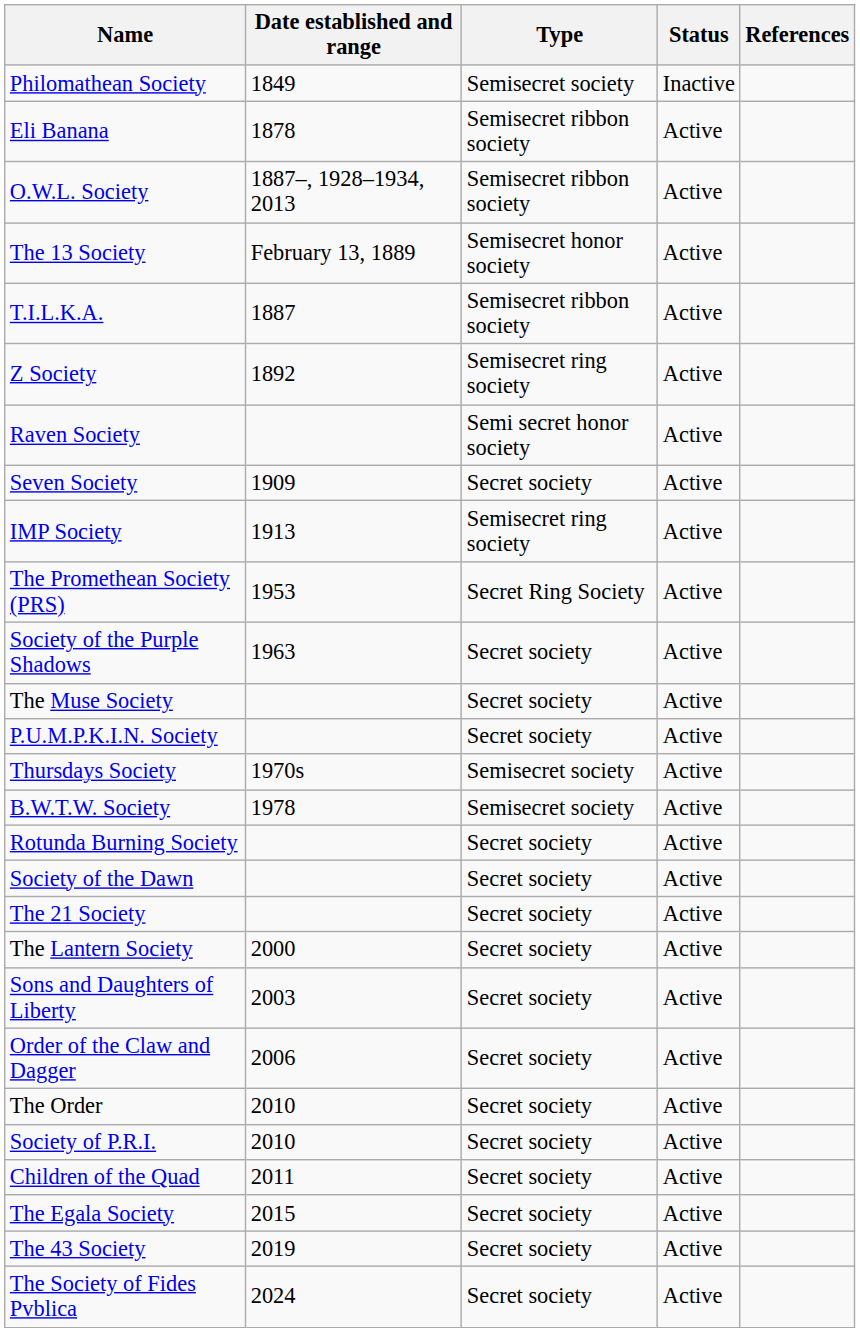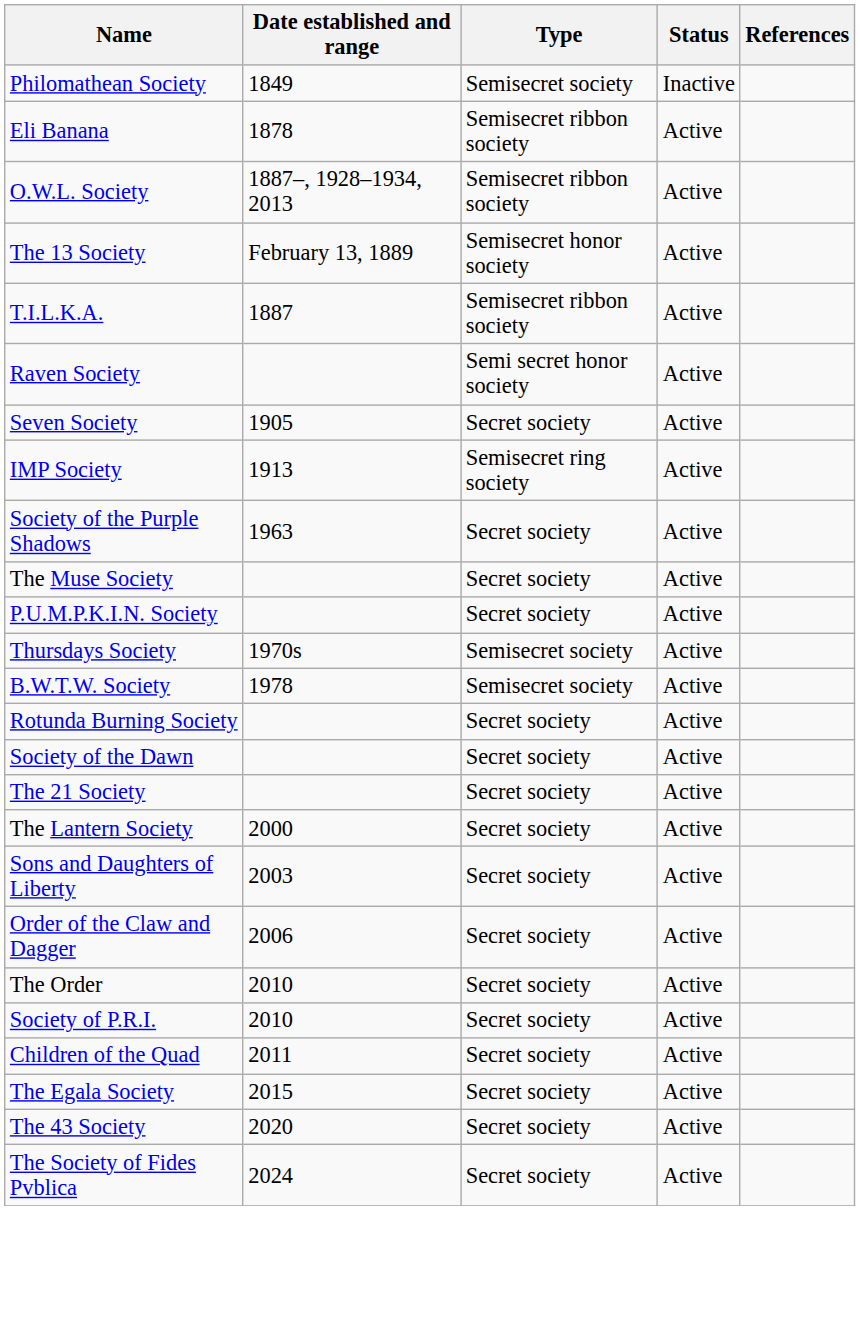- row: (53, 374)
(273, 482) 1909 -> (271, 422) 1905
- row: (120, 591)
(273, 1248) 2019 -> (271, 1126) 2020
